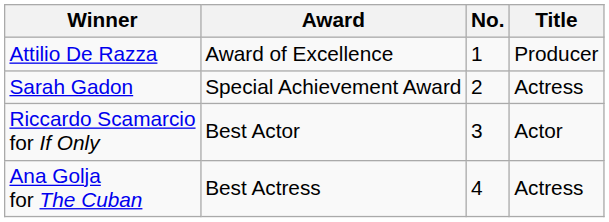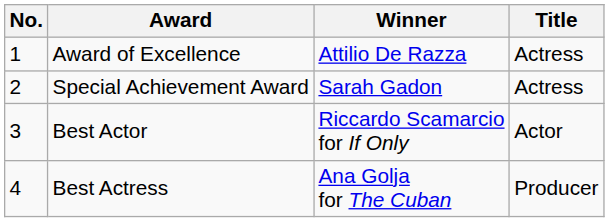columns swapped: (488, 20) <-> (102, 20)
(556, 53) Producer -> (549, 53) Actress
(549, 188) Actress -> (556, 188) Producer
